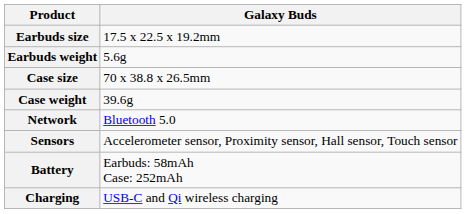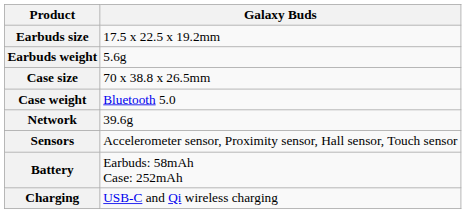(118, 99) 39.6g -> (139, 99) Bluetooth 5.0
(139, 120) Bluetooth 5.0 -> (118, 120) 39.6g
